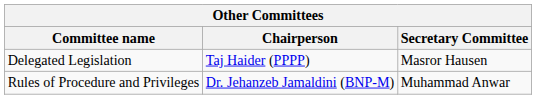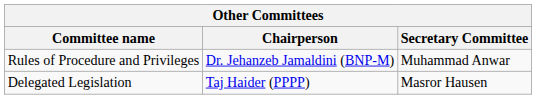rows swapped: (103, 82) <-> (70, 60)
